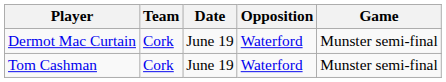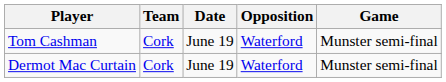rows swapped: (52, 65) <-> (72, 41)
